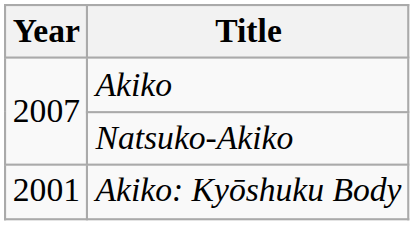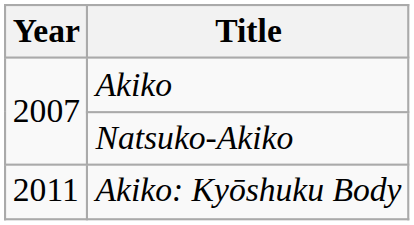(46, 191) 2001 -> (46, 191) 2011
